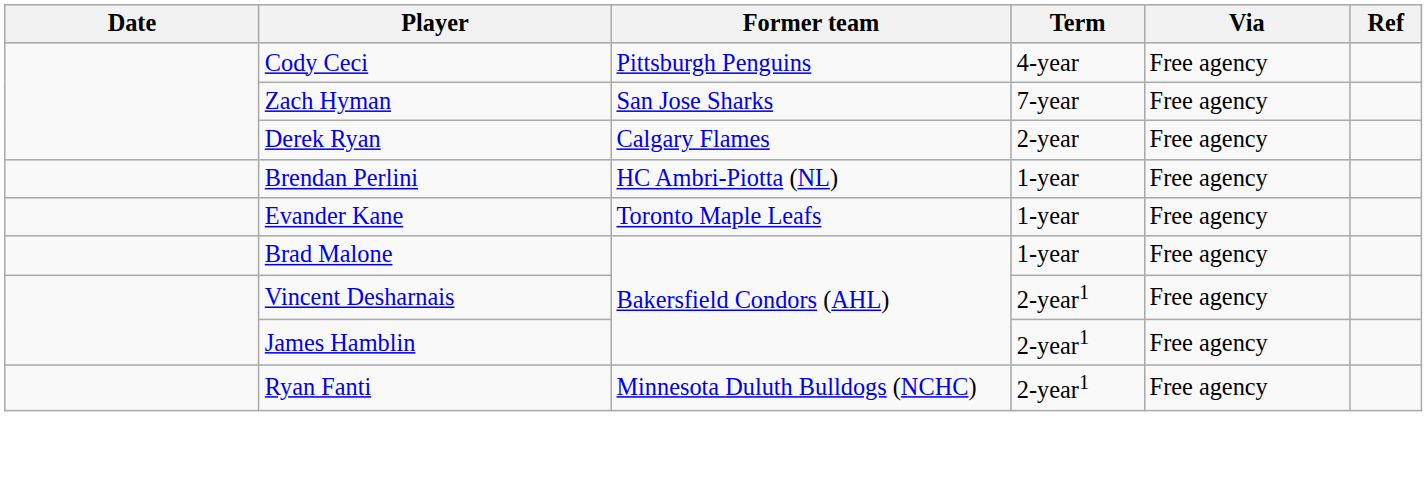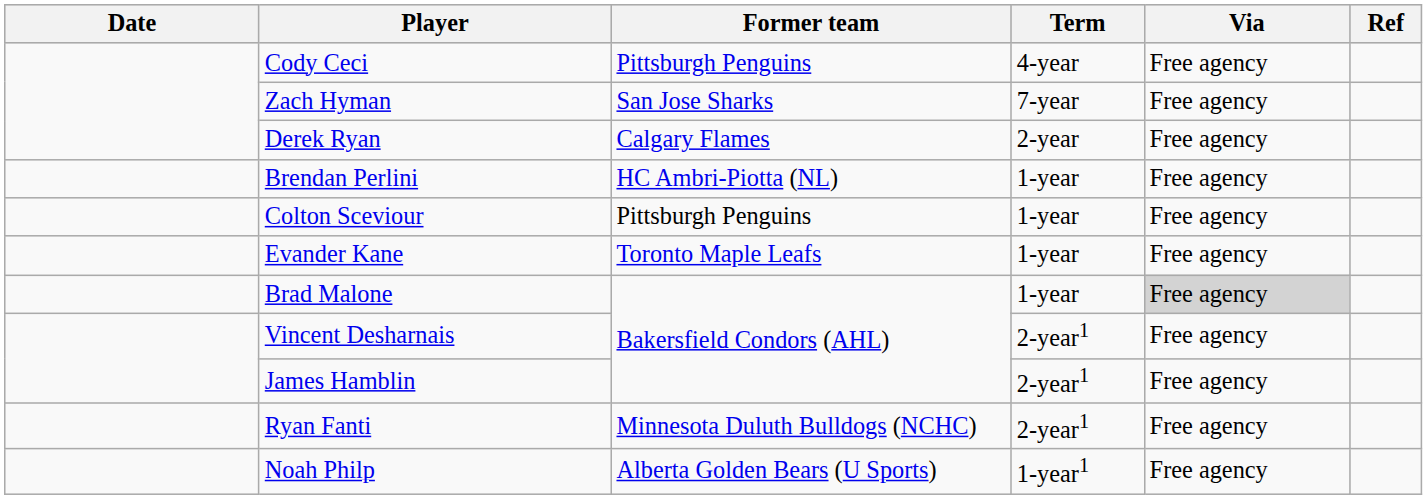+ row: (344, 216)
(1209, 255) no background -> (1209, 293) lightgrey background
+ row: (320, 471)
